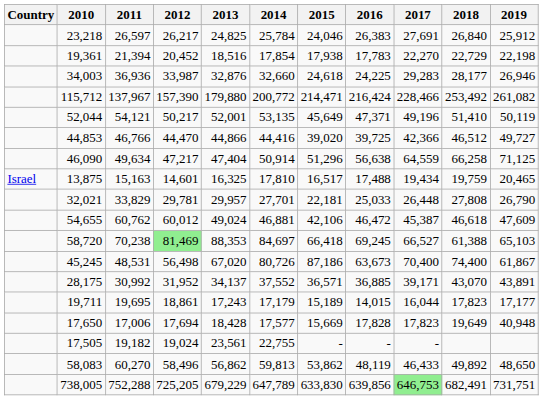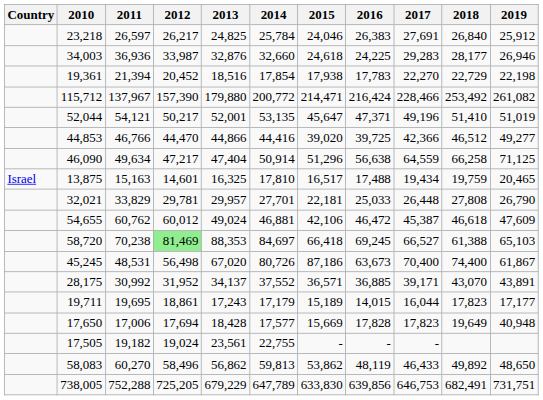rows swapped: (84, 76) <-> (84, 55)
(325, 117) 45,649 -> (325, 117) 45,647
(518, 117) 50,119 -> (517, 117) 51,019
(517, 138) 49,727 -> (517, 138) 49,277
(418, 384) lightgreen background -> (418, 384) no background
